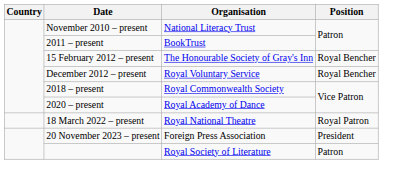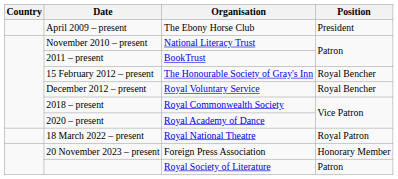+ row: (87, 27)
(336, 136) President -> (354, 151) Honorary Member
